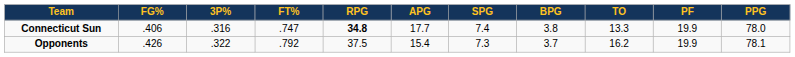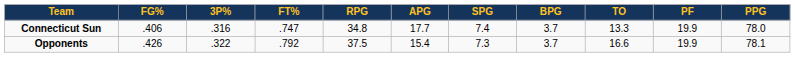(357, 28) bold -> (357, 28) normal
(551, 28) 3.8 -> (551, 28) 3.7
(619, 44) 16.2 -> (619, 44) 16.6
